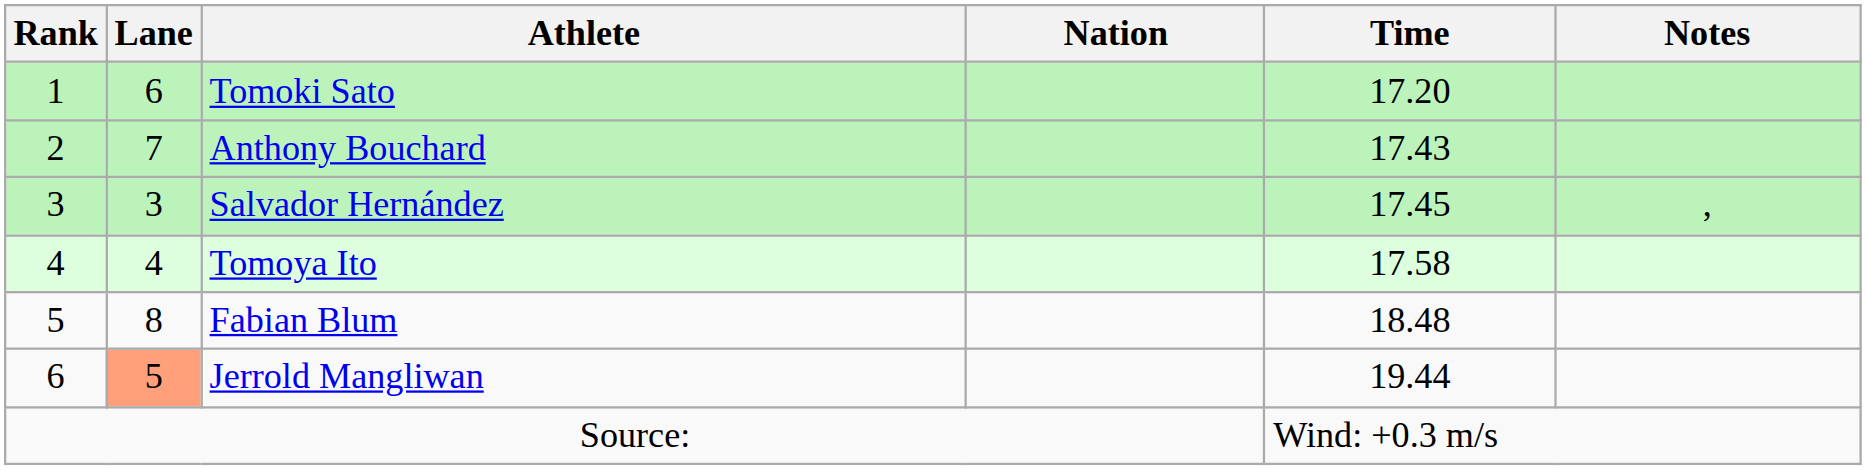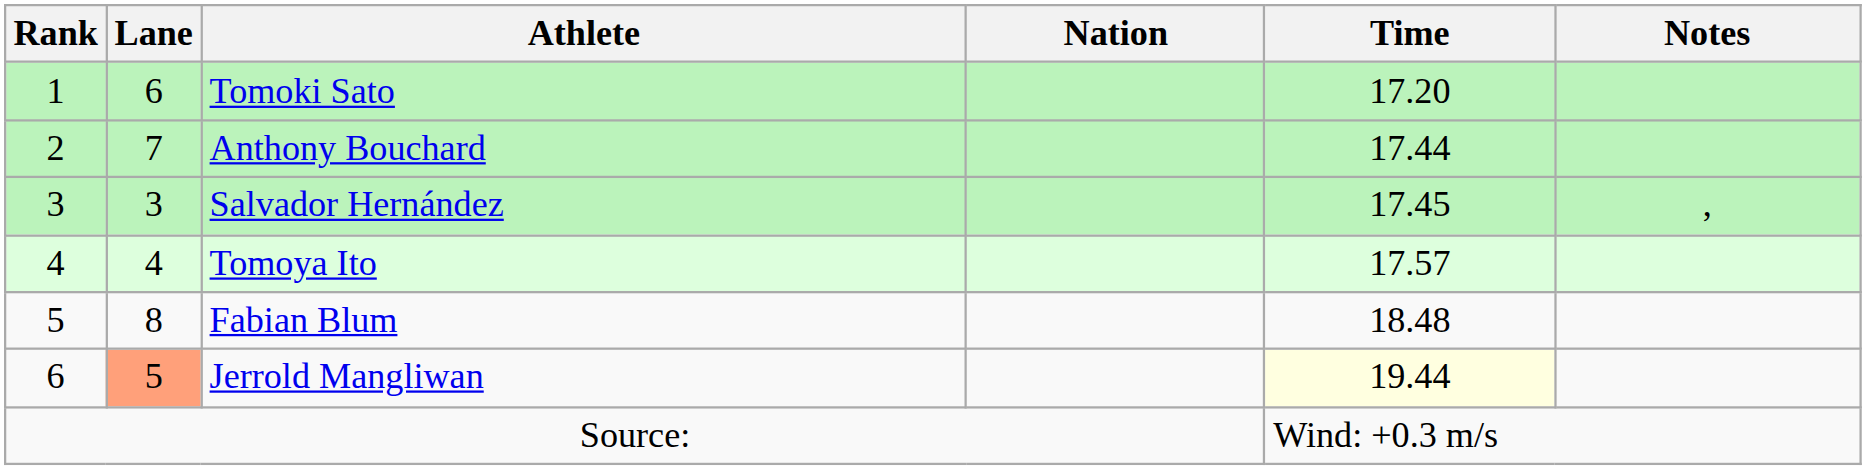(1410, 147) 17.43 -> (1410, 147) 17.44
(1410, 262) 17.58 -> (1410, 262) 17.57
(1410, 377) no background -> (1410, 377) lightyellow background
